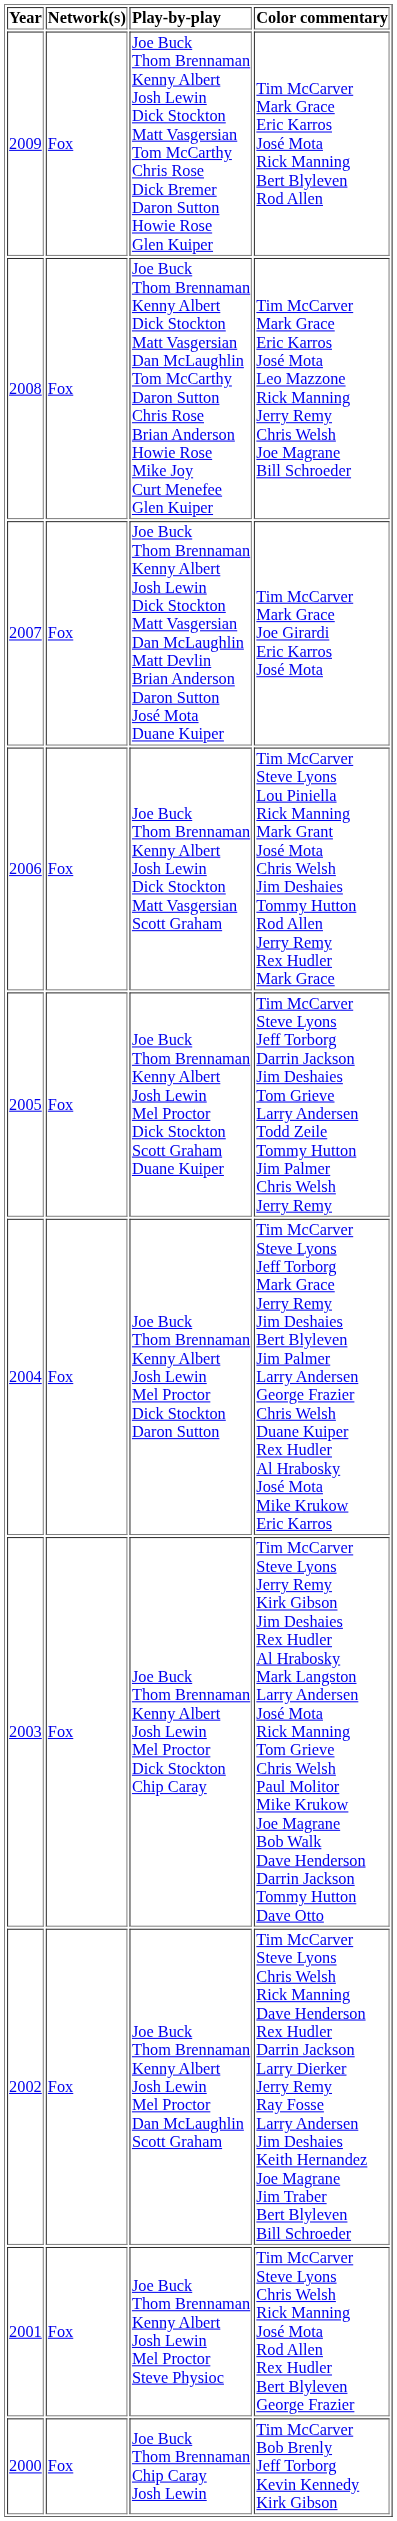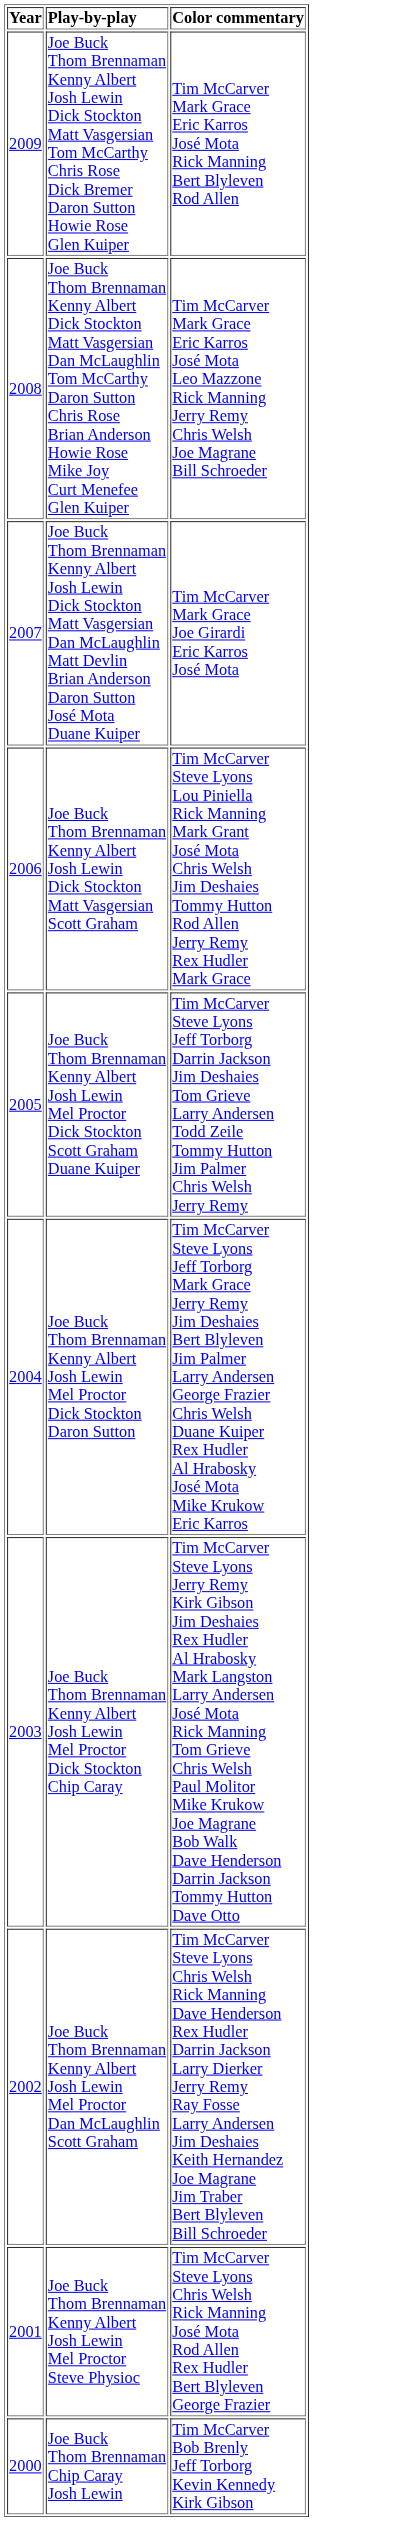- column: (87, 18)
